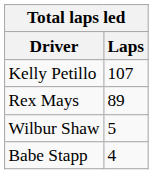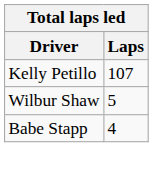- row: (44, 100)
